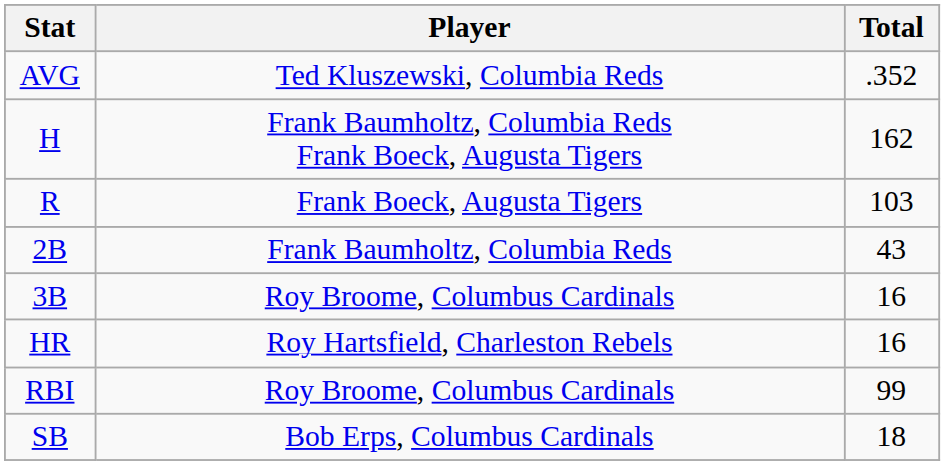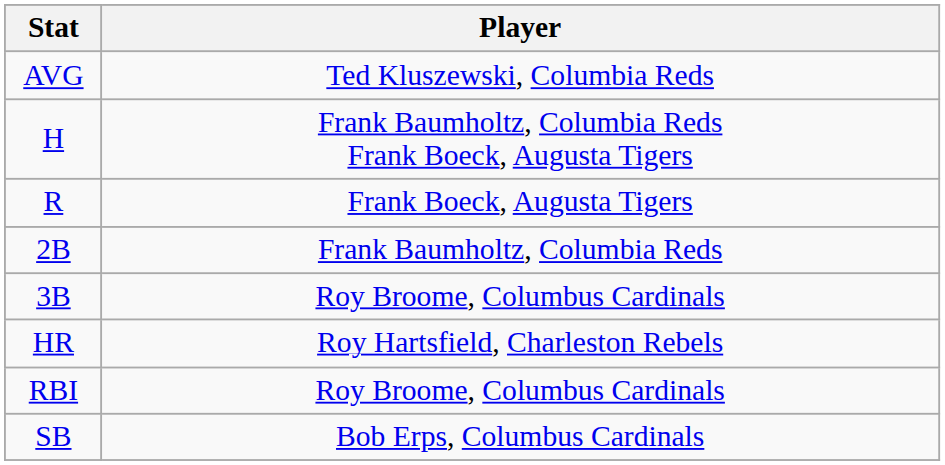- column: (891, 27)
